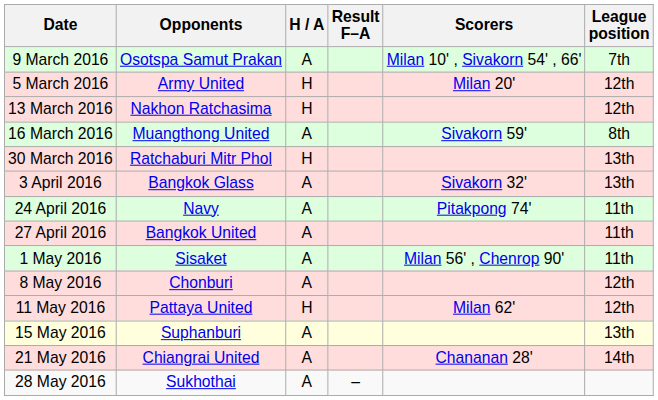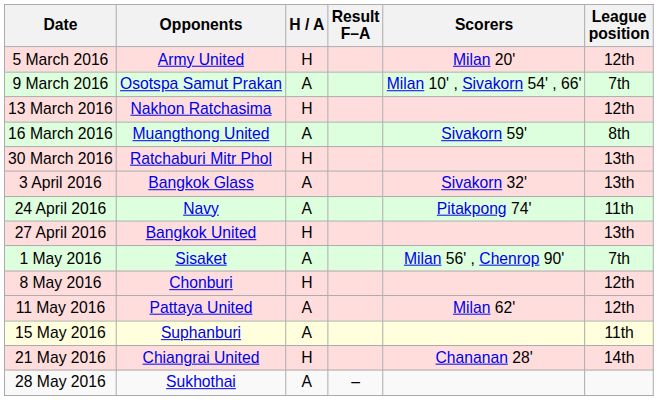rows swapped: (60, 84) <-> (60, 59)
(307, 233) A -> (307, 233) H
(619, 233) 11th -> (619, 233) 13th
(619, 258) 11th -> (619, 258) 7th
(307, 283) A -> (307, 283) H
(307, 308) H -> (307, 308) A
(619, 332) 13th -> (619, 332) 11th
(307, 357) A -> (307, 357) H
